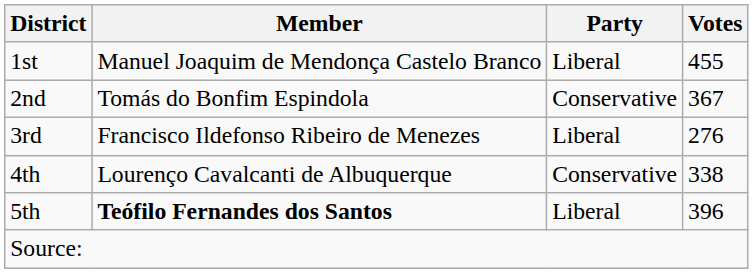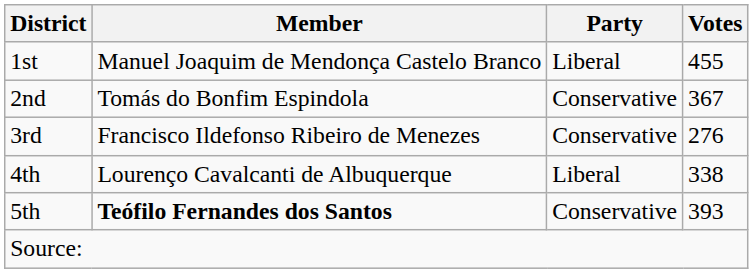(586, 135) Liberal -> (615, 135) Conservative
(615, 173) Conservative -> (586, 173) Liberal
(586, 211) Liberal -> (615, 211) Conservative
(706, 211) 396 -> (706, 211) 393
